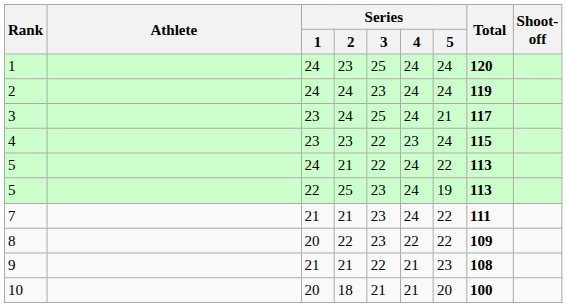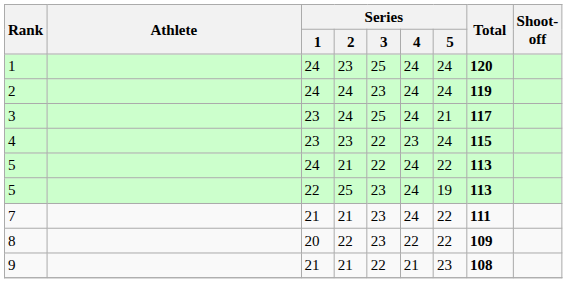- row: (16, 290)
